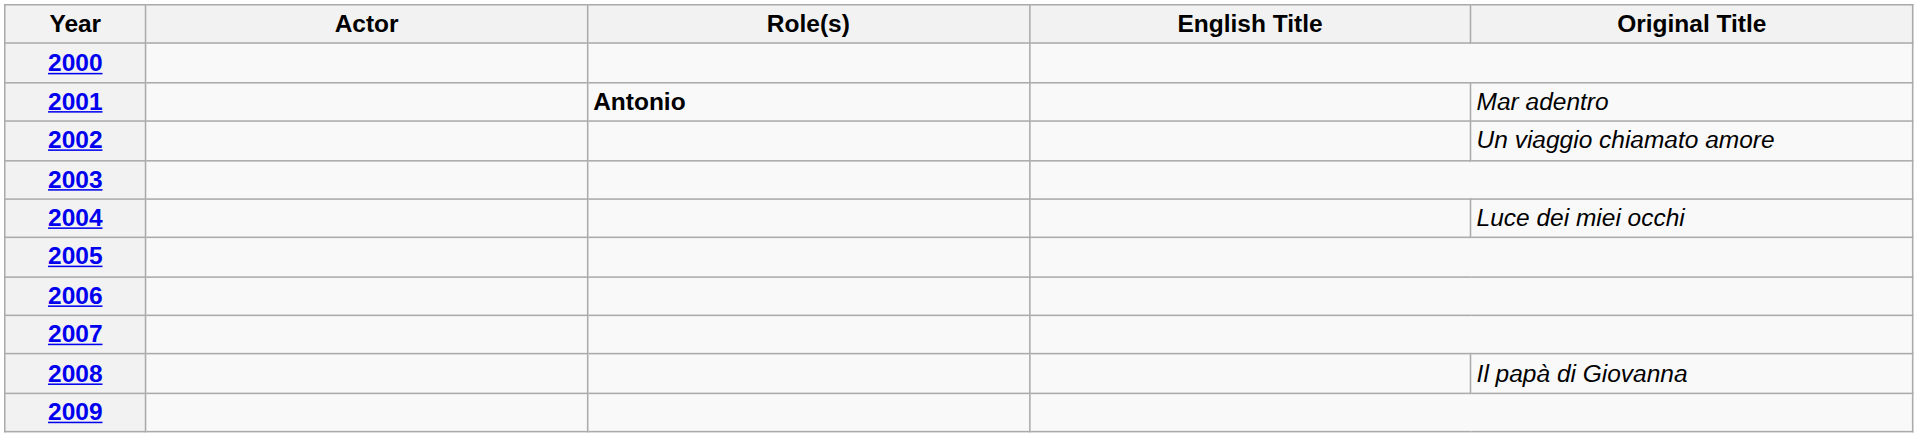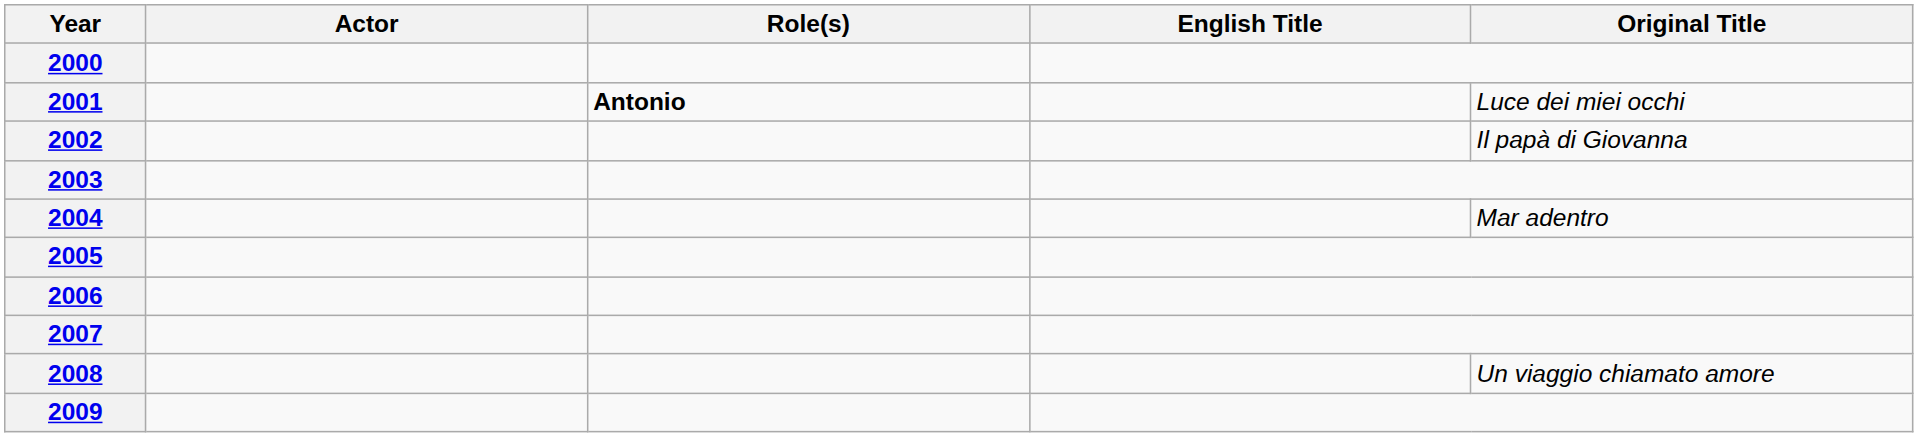(1543, 101) Mar adentro -> (1581, 101) Luce dei miei occhi
(1626, 140) Un viaggio chiamato amore -> (1582, 140) Il papà di Giovanna
(1581, 218) Luce dei miei occhi -> (1543, 218) Mar adentro
(1582, 373) Il papà di Giovanna -> (1626, 373) Un viaggio chiamato amore
